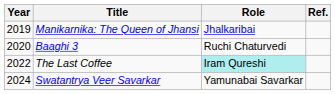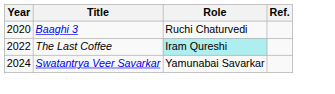- row: (117, 30)
